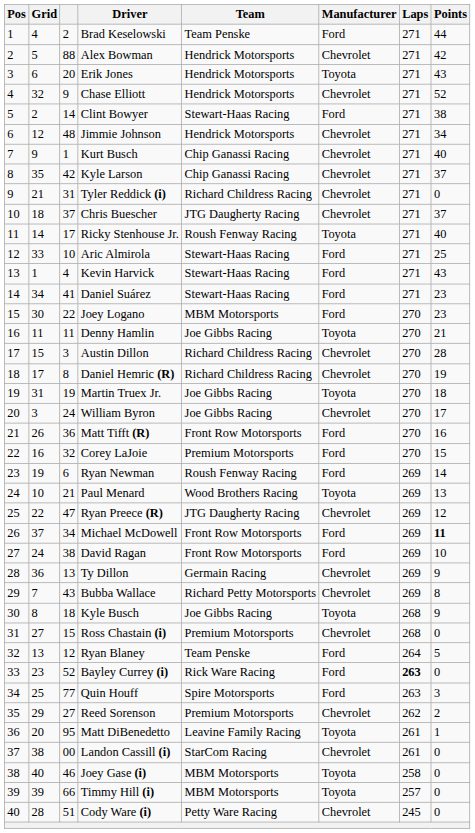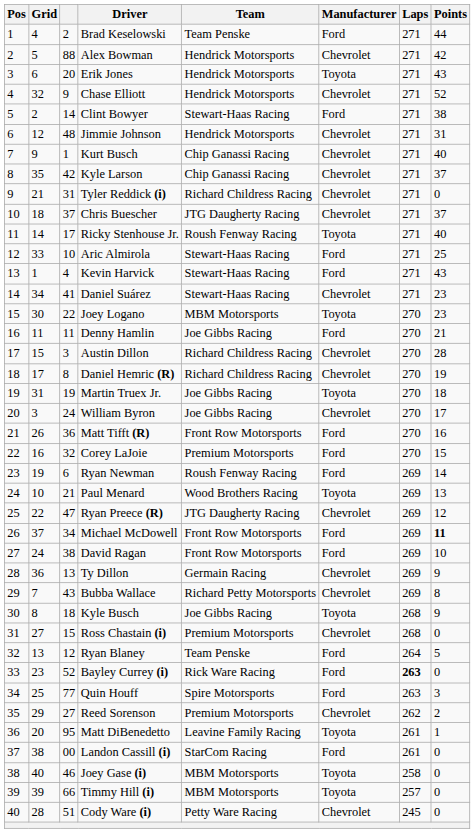(440, 133) 34 -> (440, 133) 31
(333, 293) Ford -> (346, 293) Chevrolet
(333, 313) Ford -> (339, 313) Toyota
(339, 333) Toyota -> (333, 333) Ford
(346, 752) Chevrolet -> (333, 752) Ford
